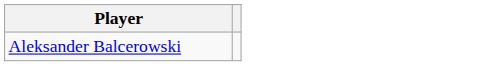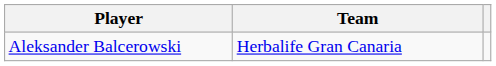+ column: (358, 18)
